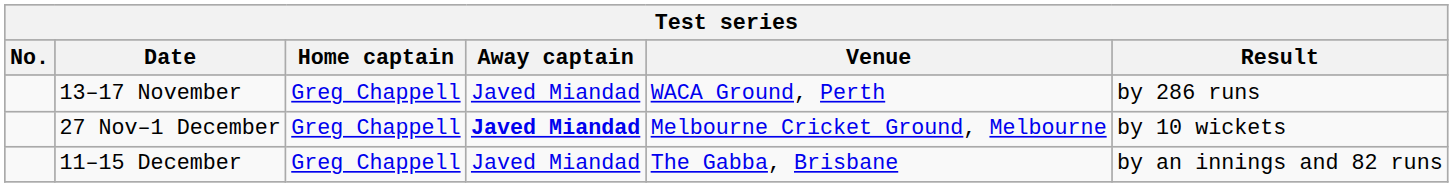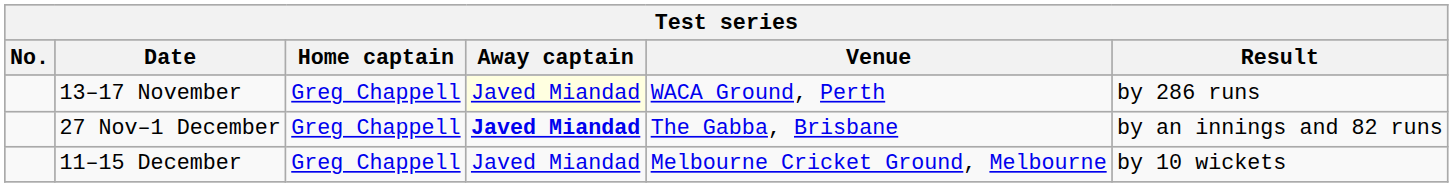(556, 93) no background -> (556, 93) lightyellow background
(879, 129) Melbourne Cricket Ground, Melbourne -> (774, 129) The Gabba, Brisbane
(1202, 129) by 10 wickets -> (1280, 129) by an innings and 82 runs
(774, 164) The Gabba, Brisbane -> (879, 164) Melbourne Cricket Ground, Melbourne
(1280, 164) by an innings and 82 runs -> (1202, 164) by 10 wickets
